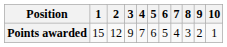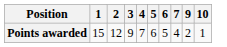- column: (188, 14)
